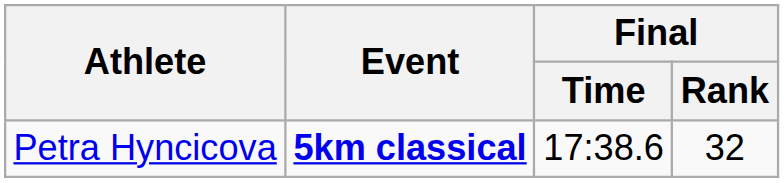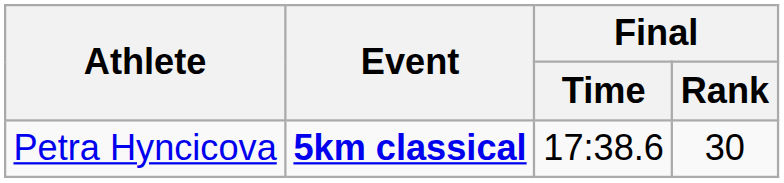(725, 147) 32 -> (725, 147) 30
